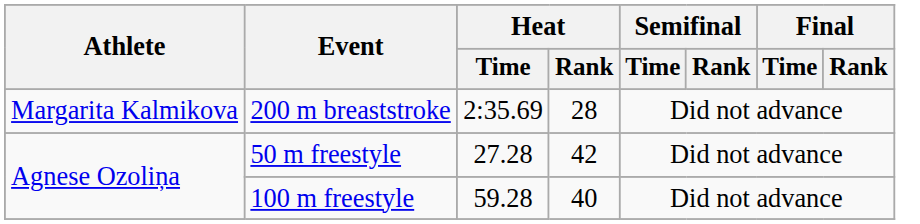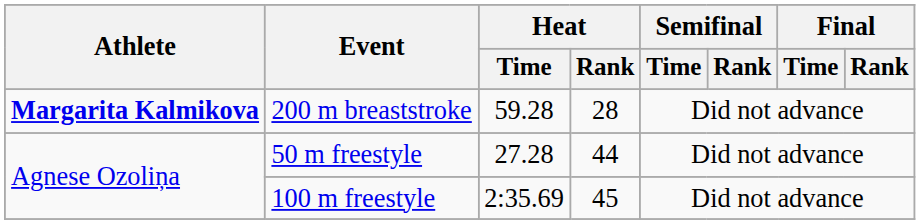(125, 111) normal -> (135, 111) bold
(503, 111) 2:35.69 -> (524, 111) 59.28
(584, 154) 42 -> (605, 154) 44
(503, 198) 59.28 -> (524, 198) 2:35.69
(584, 198) 40 -> (605, 198) 45
